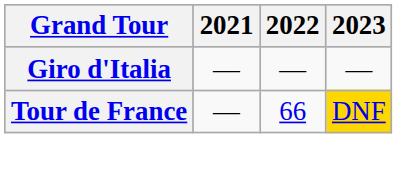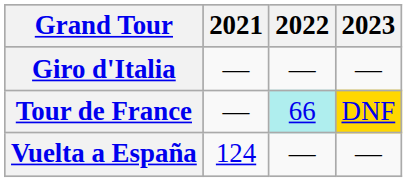(293, 111) no background -> (302, 111) paleturquoise background
+ row: (104, 153)
